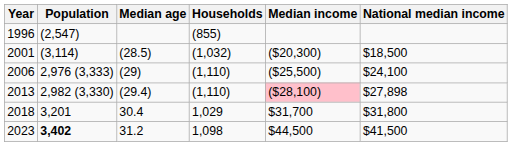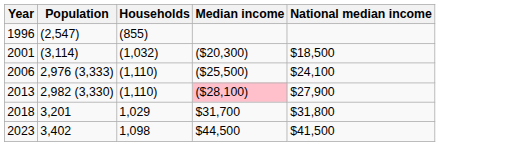- column: (153, 14)
(385, 92) $27,898 -> (312, 92) $27,900
(56, 131) bold -> (56, 131) normal
